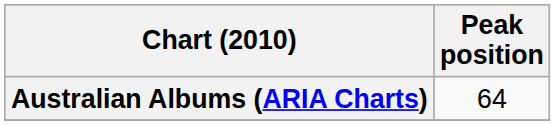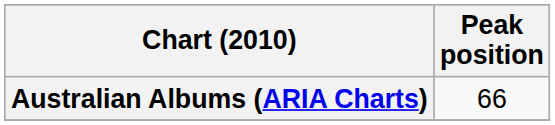(492, 98) 64 -> (492, 98) 66
